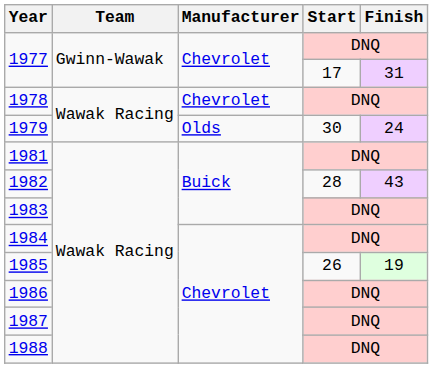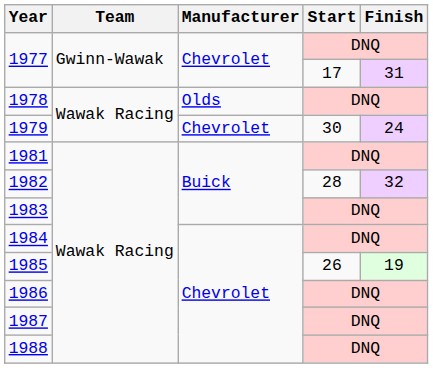(226, 101) Chevrolet -> (201, 101) Olds
(201, 128) Olds -> (226, 128) Chevrolet
(394, 183) 43 -> (394, 183) 32
